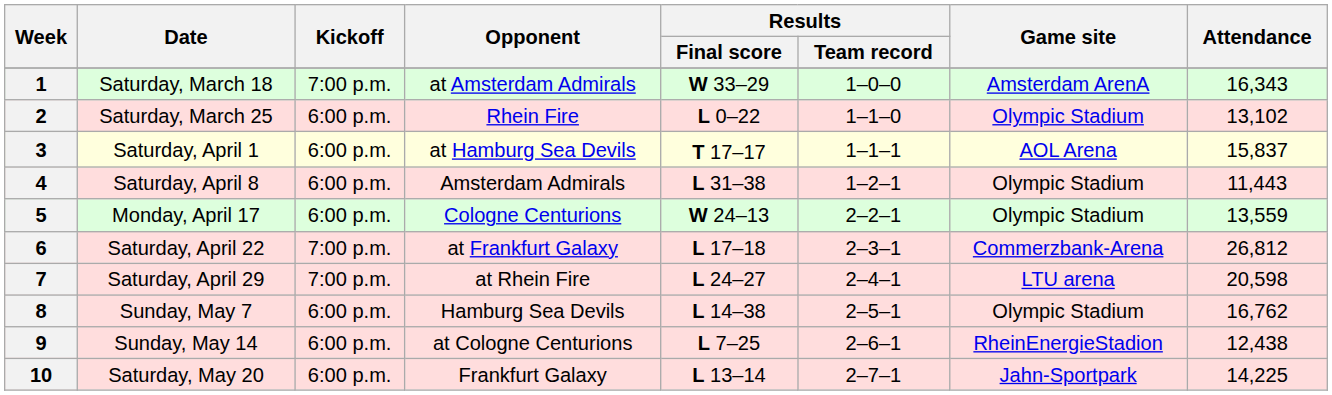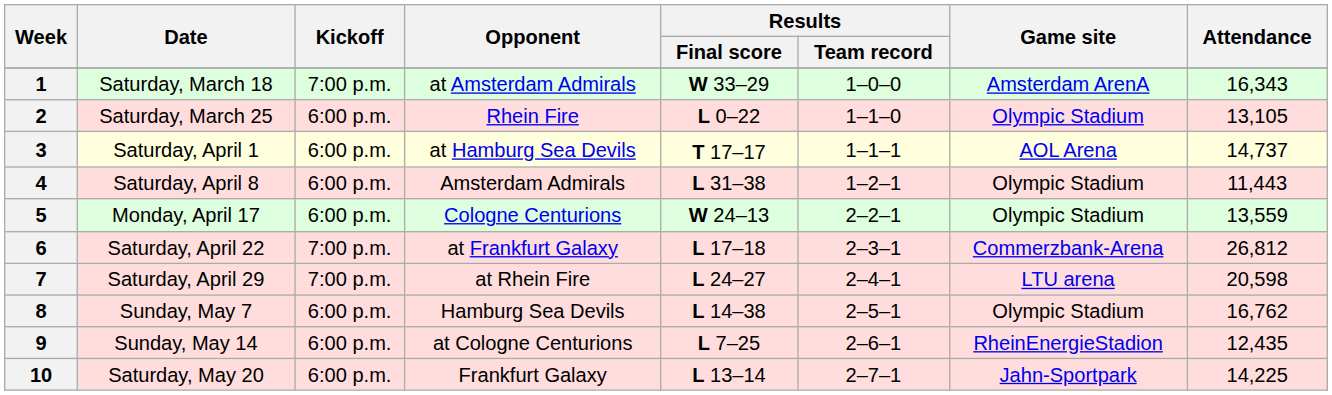(1257, 116) 13,102 -> (1257, 116) 13,105
(1257, 150) 15,837 -> (1257, 150) 14,737
(1257, 342) 12,438 -> (1257, 342) 12,435
